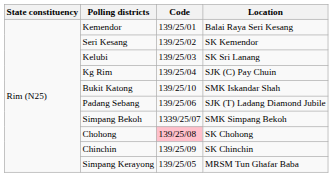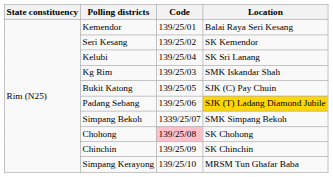(177, 57) 139/25/03 -> (177, 57) 139/25/04
(177, 72) 139/25/04 -> (177, 72) 139/25/03
(241, 72) SJK (C) Pay Chuin -> (243, 72) SMK Iskandar Shah
(177, 88) 139/25/10 -> (177, 88) 139/25/05
(243, 88) SMK Iskandar Shah -> (241, 88) SJK (C) Pay Chuin
(265, 103) no background -> (265, 103) gold background
(177, 164) 139/25/05 -> (177, 164) 139/25/10
